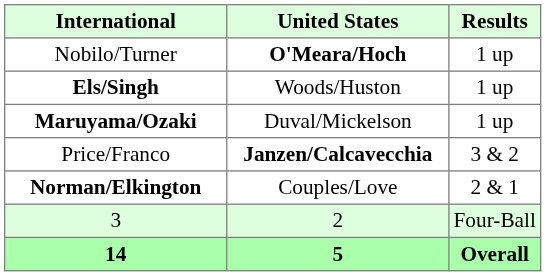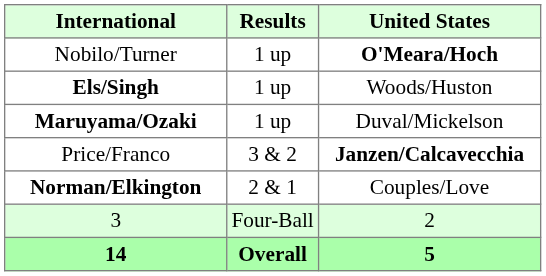columns swapped: (495, 21) <-> (338, 21)
